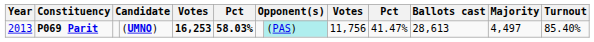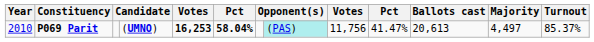(20, 29) 2013 -> (20, 29) 2010
(235, 29) 58.03% -> (235, 29) 58.04%
(431, 29) 28,613 -> (431, 29) 20,613
(562, 29) 85.40% -> (562, 29) 85.37%
